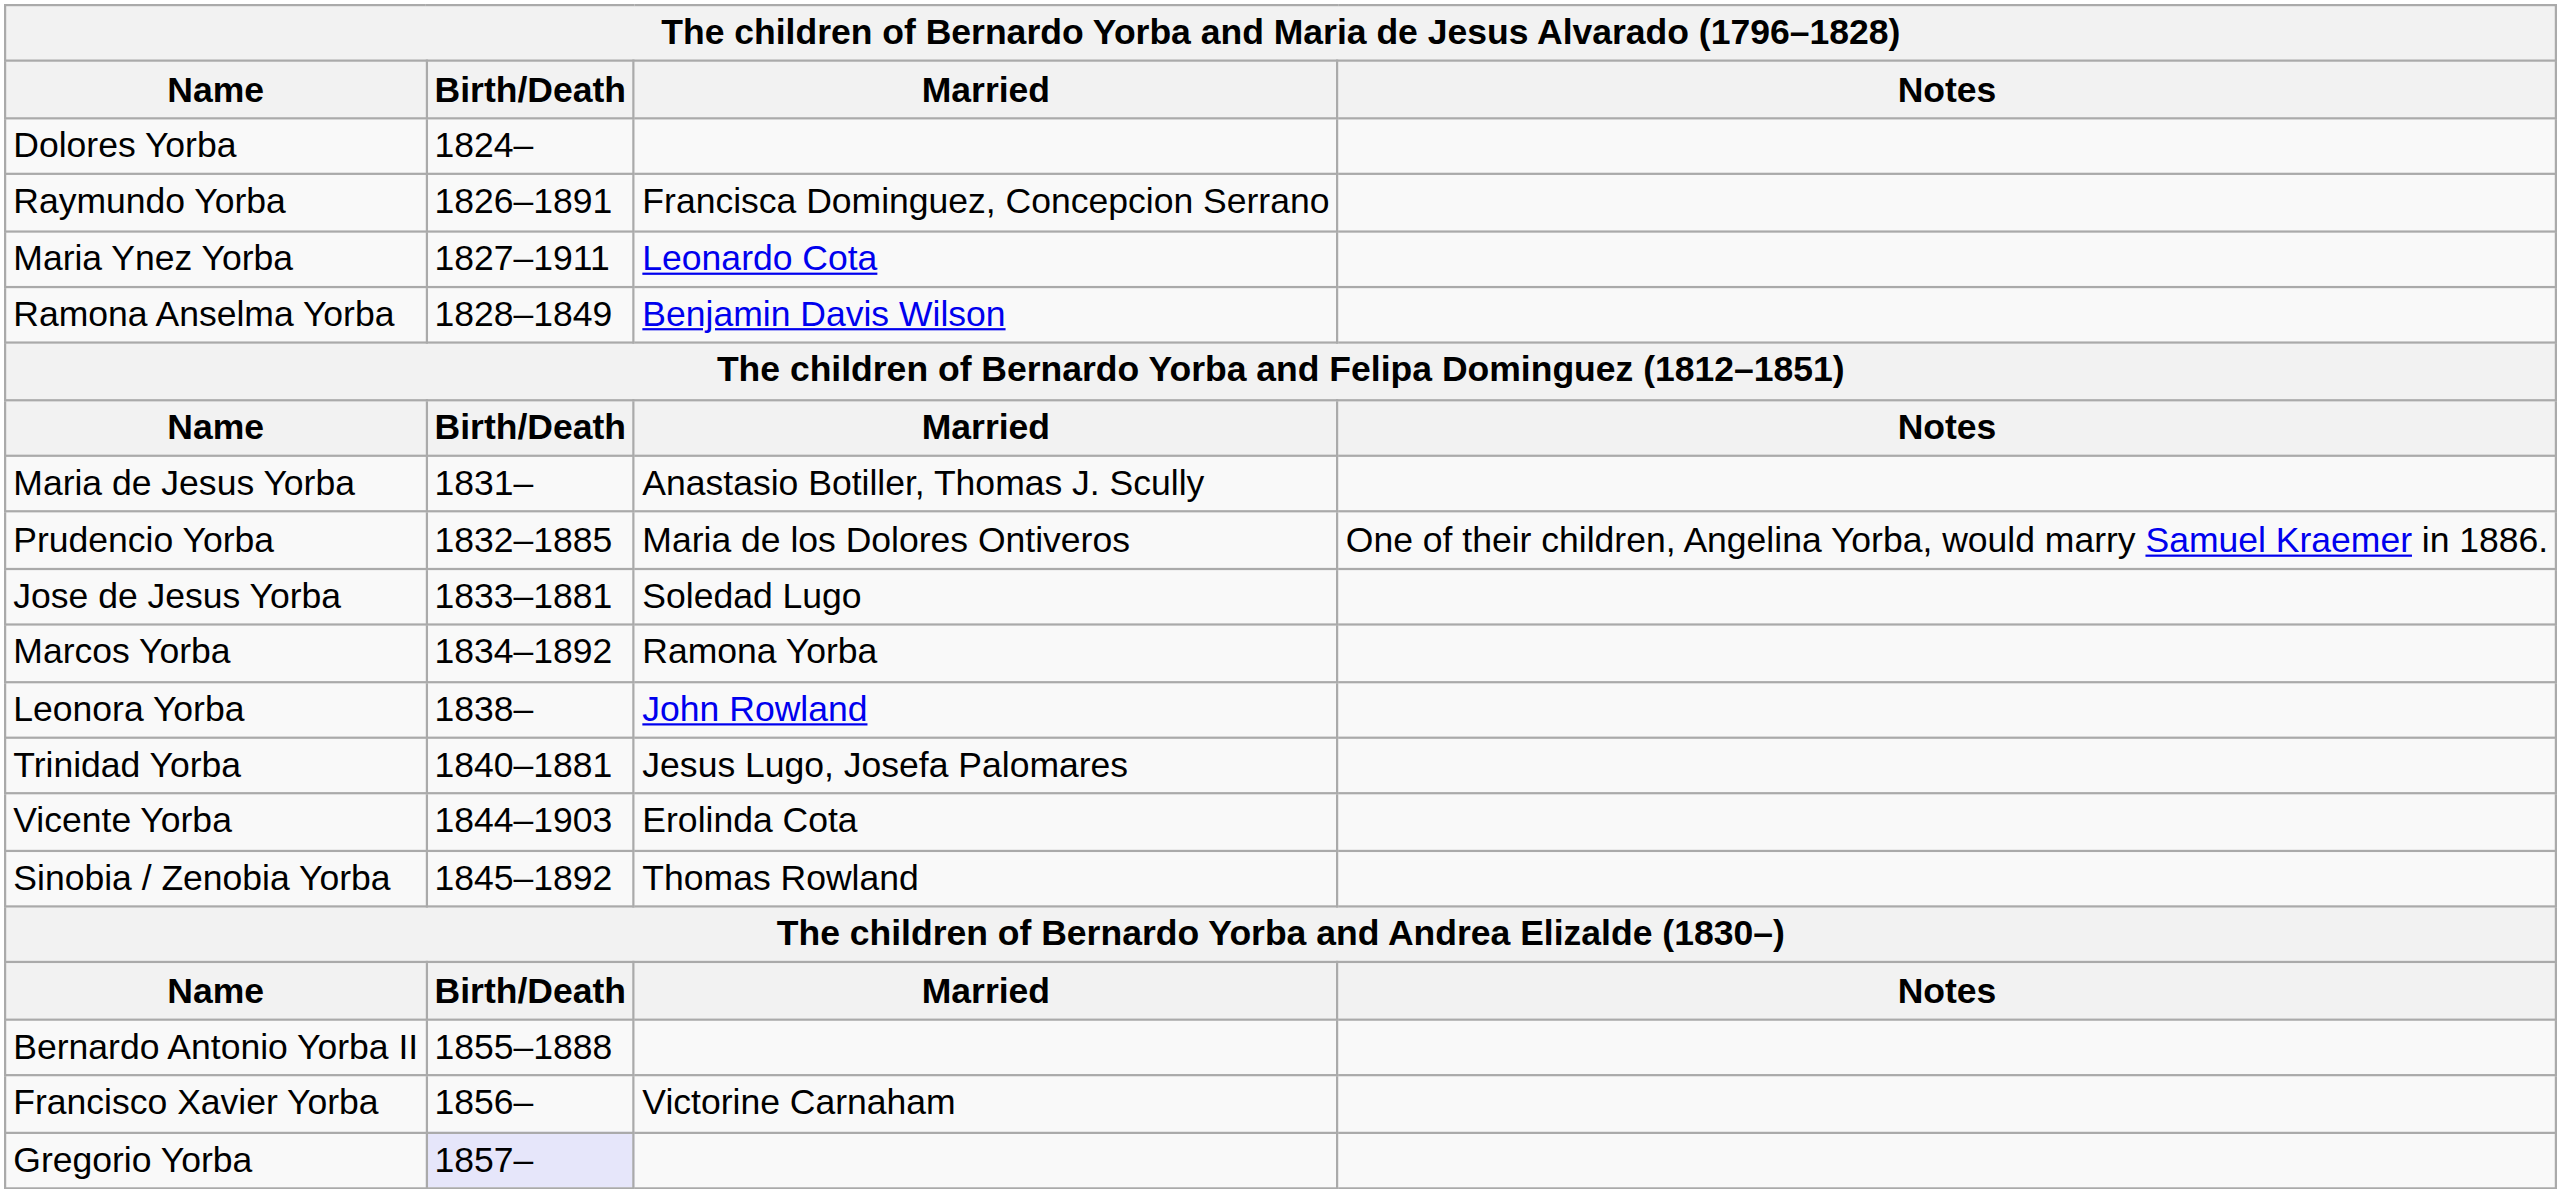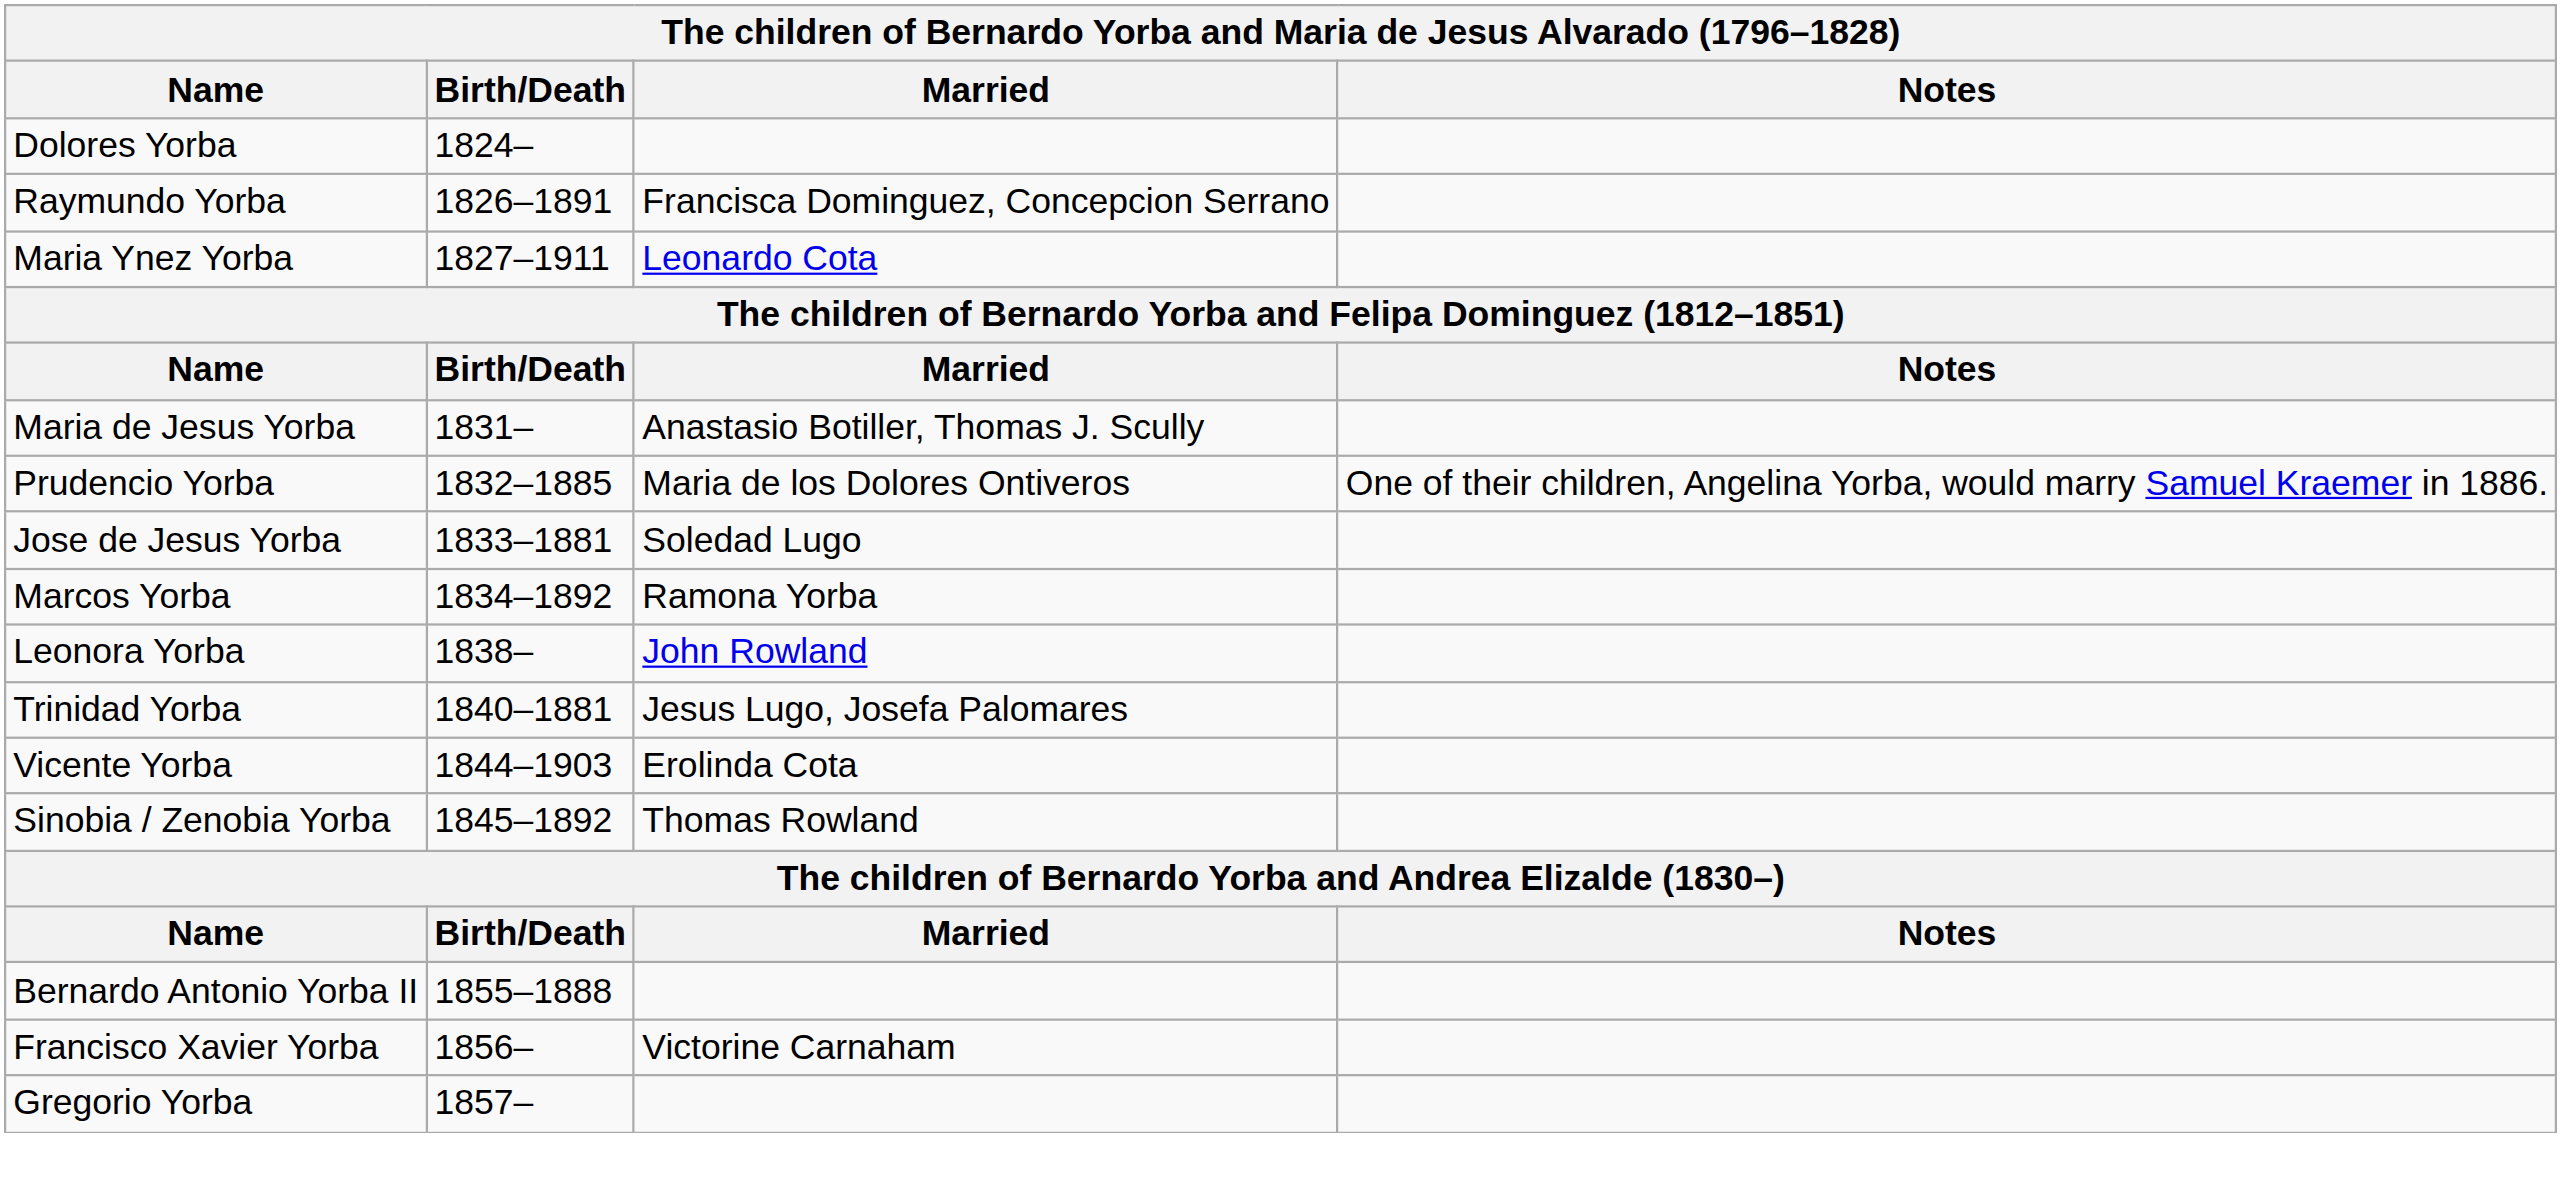- row: (204, 314)
(484, 1159) lavender background -> (484, 1102) no background
